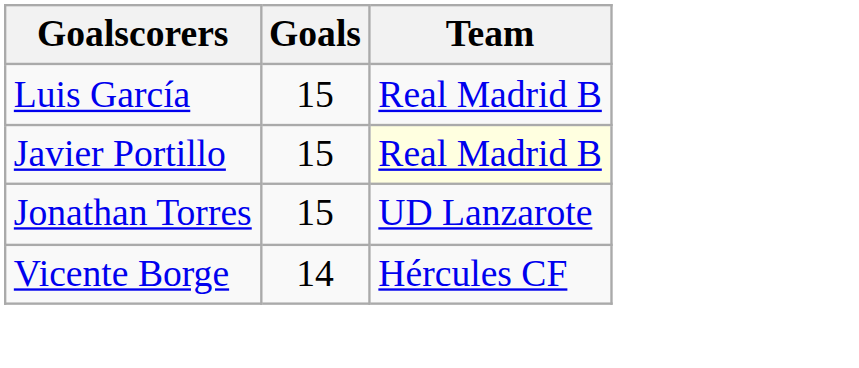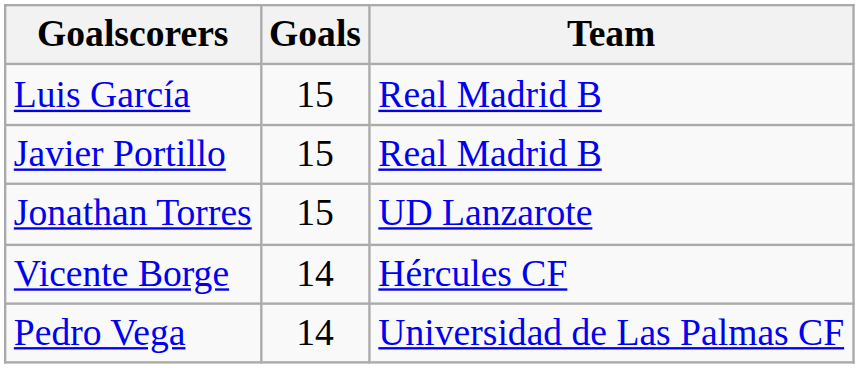(490, 153) lightyellow background -> (490, 153) no background
+ row: (100, 332)
